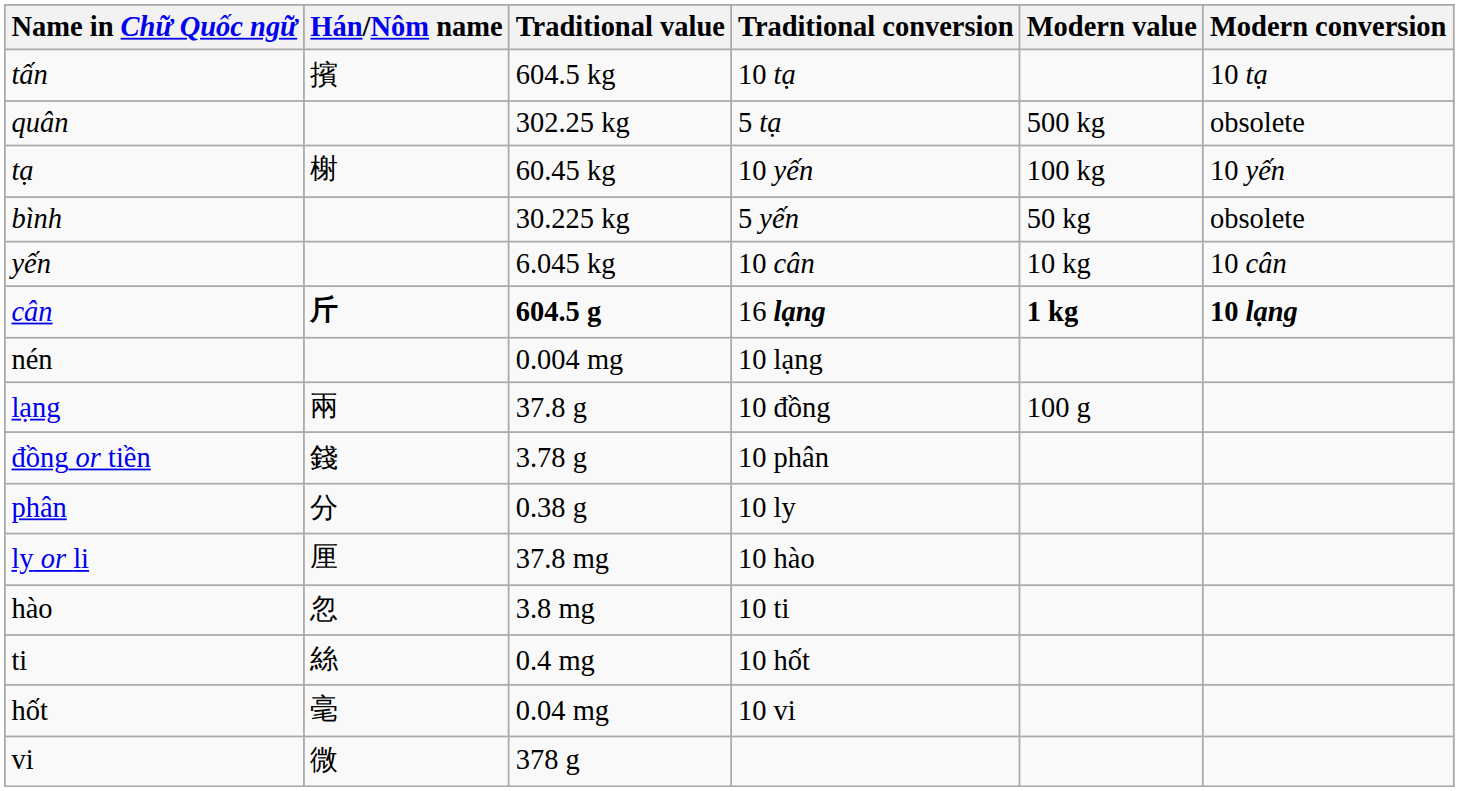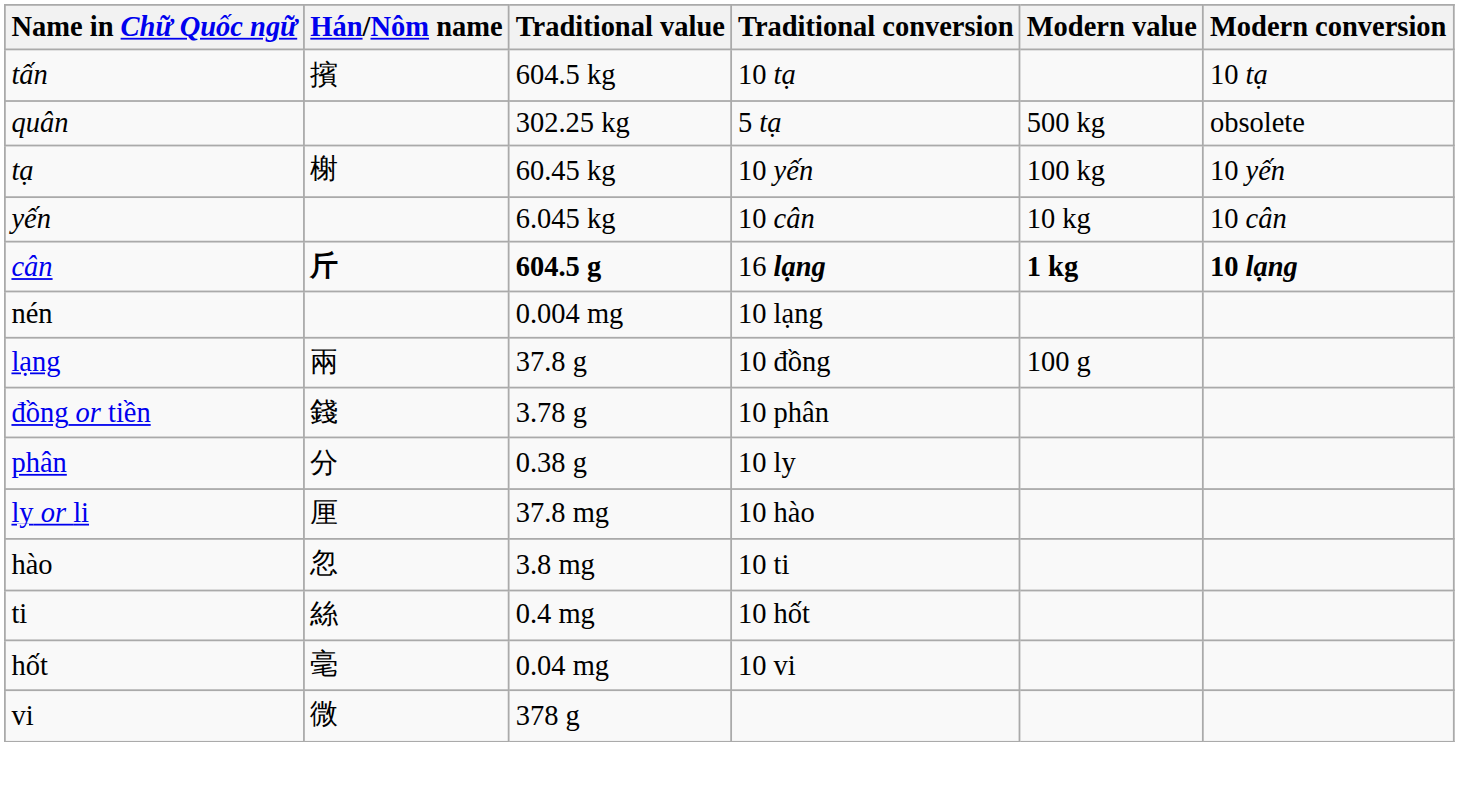- row: (37, 218)
